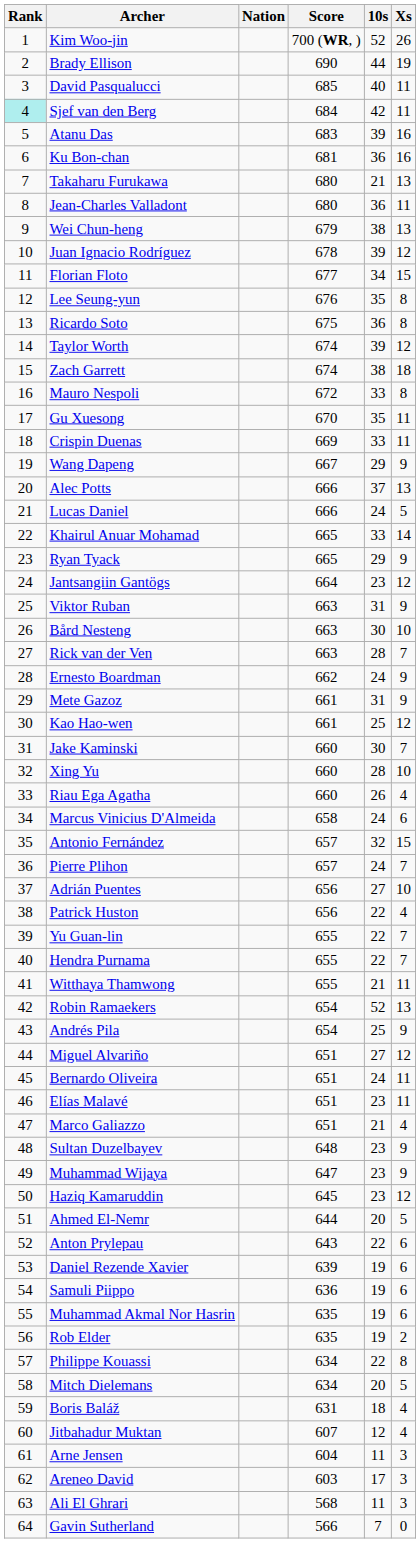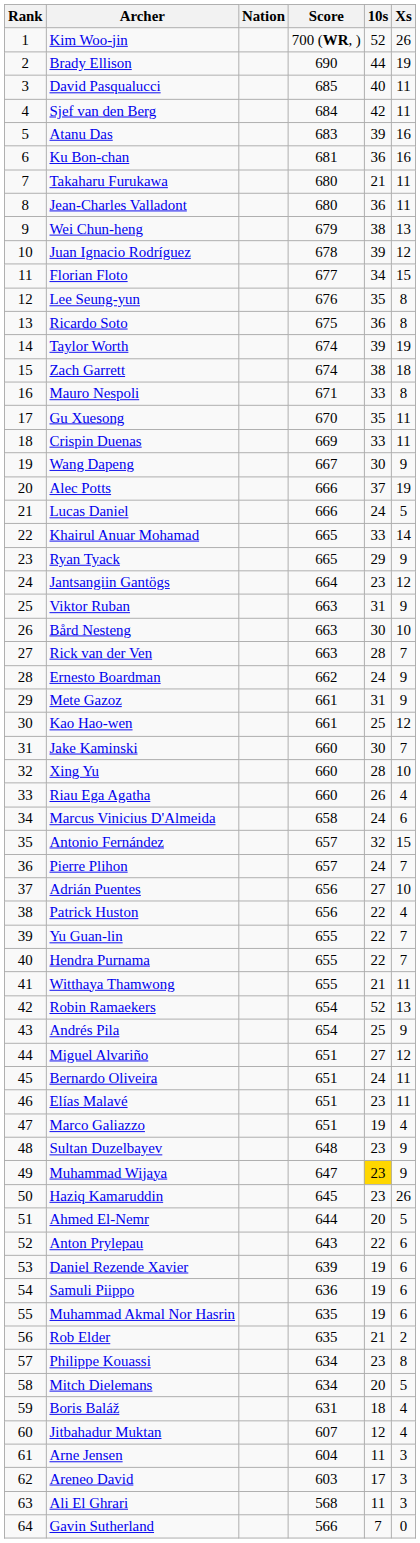(25, 110) paleturquoise background -> (25, 110) no background
(403, 181) 13 -> (403, 181) 11
(403, 346) 12 -> (403, 346) 19
(326, 393) 672 -> (326, 393) 671
(378, 464) 29 -> (378, 464) 30
(403, 488) 13 -> (403, 488) 19
(378, 1125) 21 -> (378, 1125) 19
(378, 1172) no background -> (378, 1172) gold background
(403, 1196) 12 -> (403, 1196) 26
(378, 1337) 19 -> (378, 1337) 21
(378, 1361) 22 -> (378, 1361) 23
